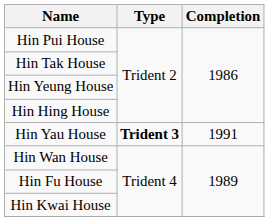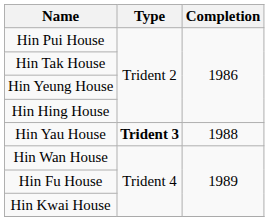(223, 134) 1991 -> (223, 134) 1988
